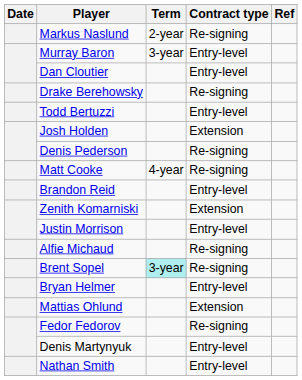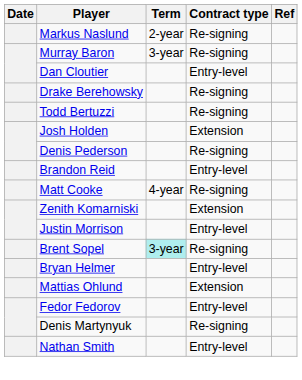(218, 53) Entry-level -> (219, 53) Re-signing
(218, 111) Entry-level -> (219, 111) Re-signing
rows swapped: (77, 190) <-> (71, 170)
- row: (77, 248)
(219, 326) Re-signing -> (218, 307) Entry-level
(218, 346) Entry-level -> (219, 326) Re-signing
